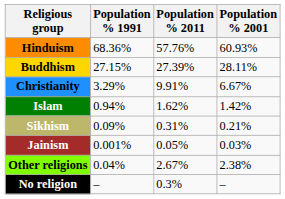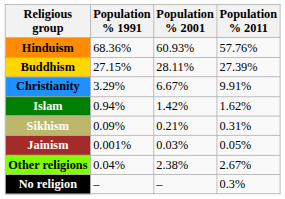columns swapped: (248, 21) <-> (185, 21)
